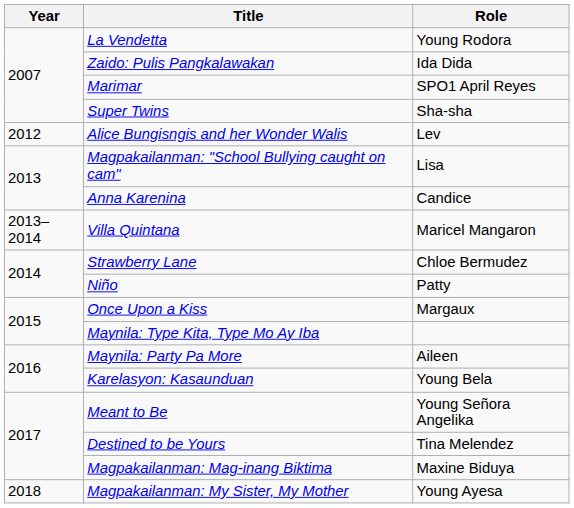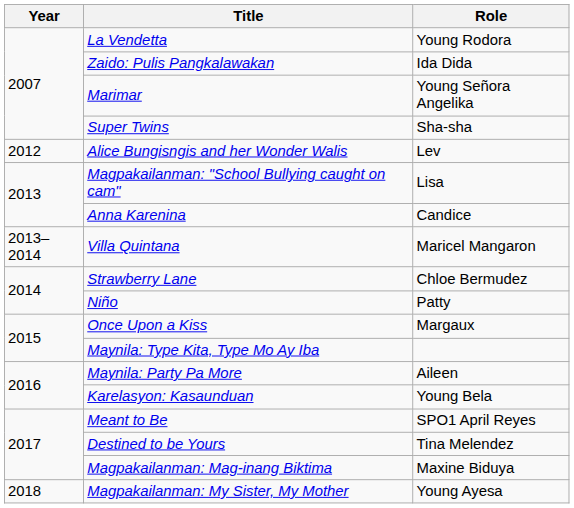(476, 87) SPO1 April Reyes -> (463, 95) Young Señora Angelika
(463, 412) Young Señora Angelika -> (476, 420) SPO1 April Reyes
